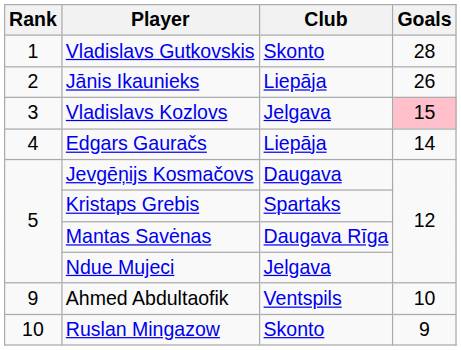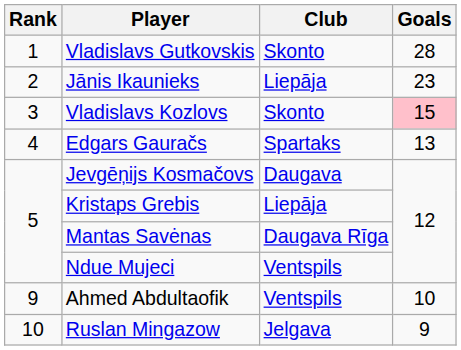(425, 81) 26 -> (425, 81) 23
(297, 112) Jelgava -> (294, 112) Skonto
(295, 143) Liepāja -> (302, 143) Spartaks
(425, 143) 14 -> (425, 143) 13
(302, 205) Spartaks -> (295, 205) Liepāja
(297, 267) Jelgava -> (303, 267) Ventspils
(294, 329) Skonto -> (297, 329) Jelgava
